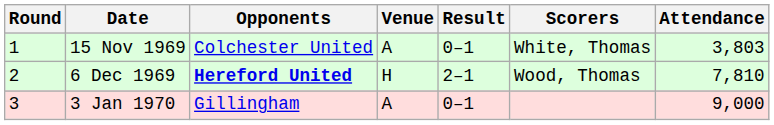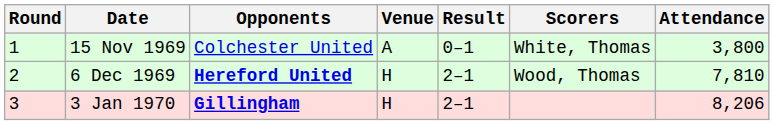(738, 48) 3,803 -> (738, 48) 3,800
(247, 105) normal -> (247, 105) bold
(387, 105) A -> (387, 105) H
(458, 105) 0–1 -> (458, 105) 2–1
(738, 105) 9,000 -> (738, 105) 8,206
